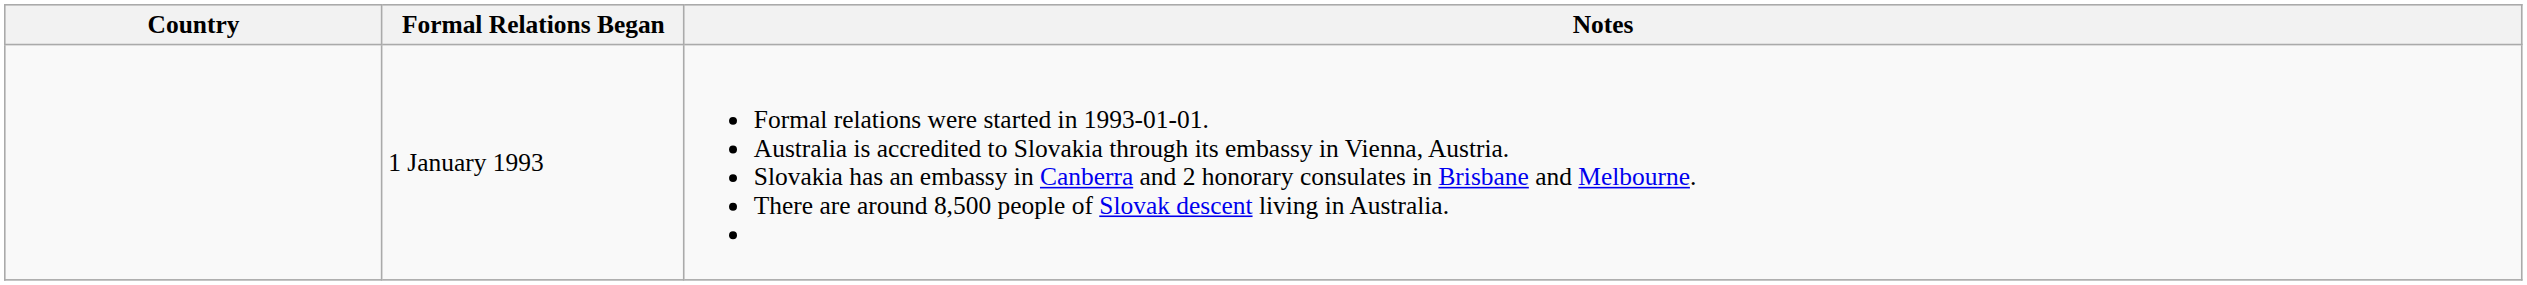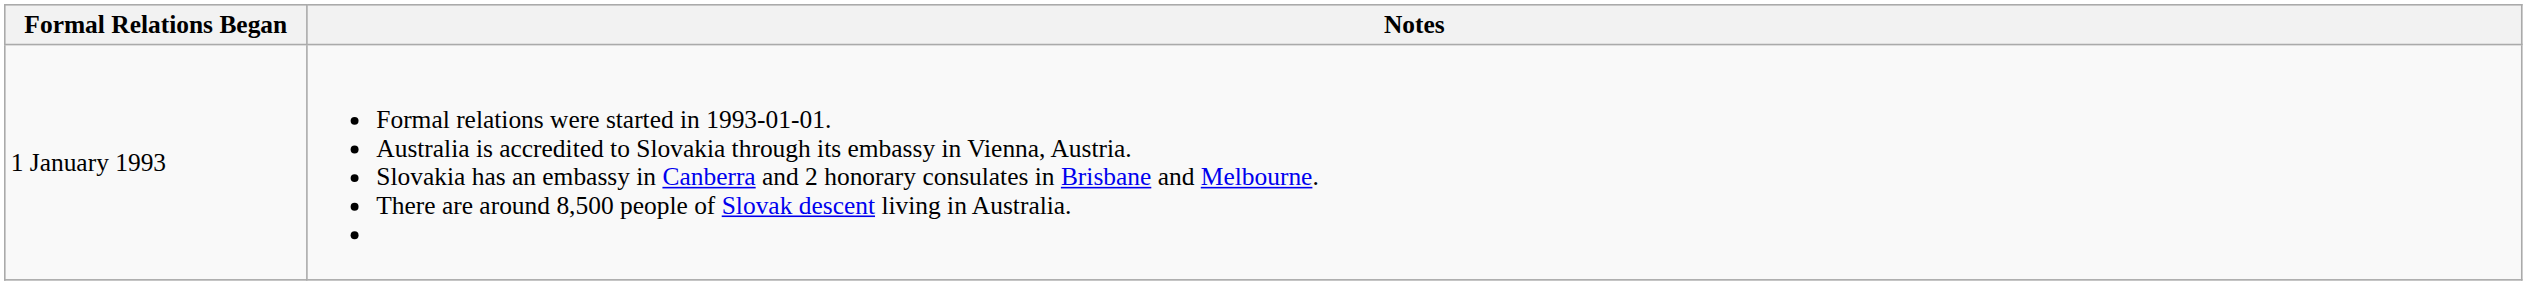- column: (194, 24)
